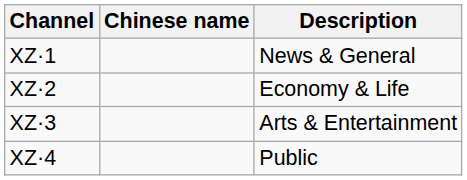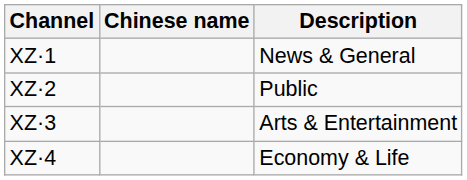(334, 89) Economy & Life -> (289, 89) Public
(289, 157) Public -> (334, 157) Economy & Life
